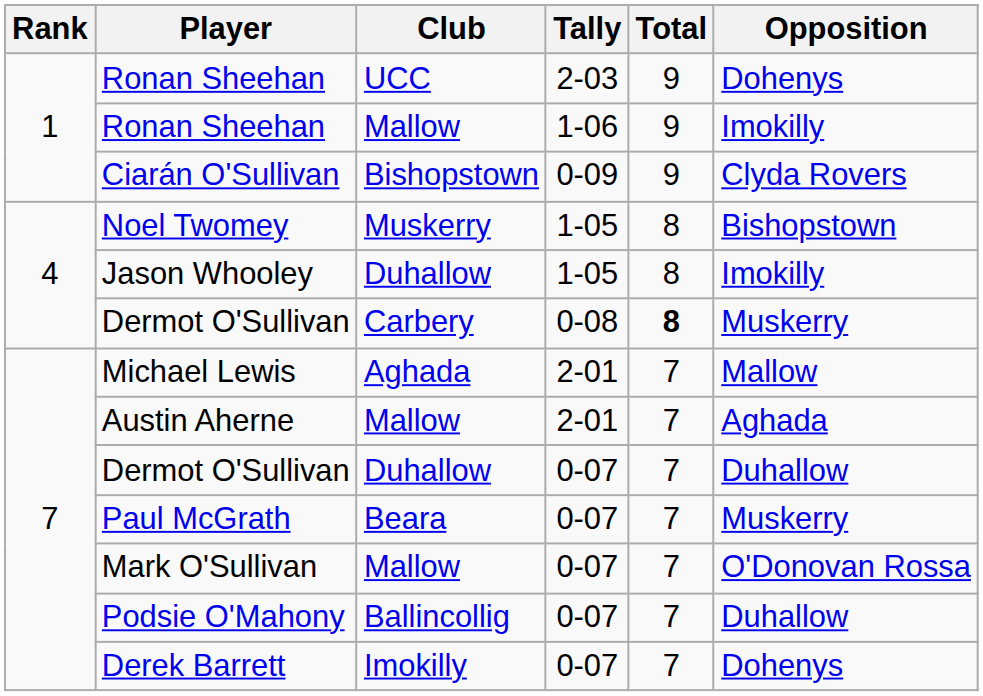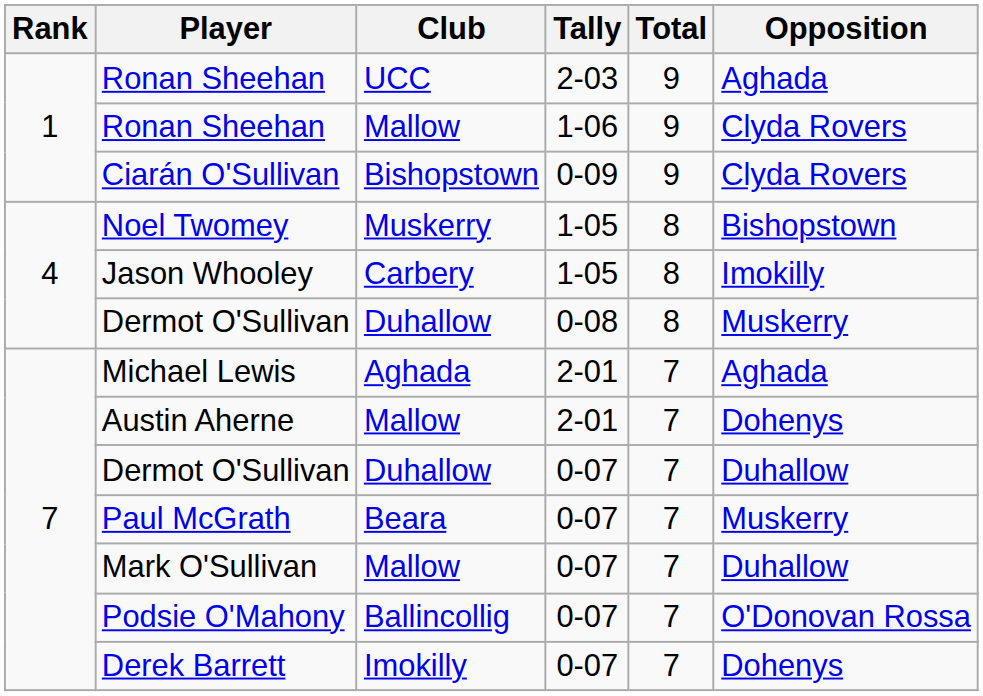(782, 77) Dohenys -> (775, 77) Aghada
(773, 126) Imokilly -> (814, 126) Clyda Rovers
(427, 273) Duhallow -> (419, 273) Carbery
(419, 322) Carbery -> (427, 322) Duhallow
(671, 322) bold -> (671, 322) normal
(769, 371) Mallow -> (775, 371) Aghada
(775, 420) Aghada -> (782, 420) Dohenys
(846, 567) O'Donovan Rossa -> (785, 567) Duhallow
(785, 616) Duhallow -> (846, 616) O'Donovan Rossa
